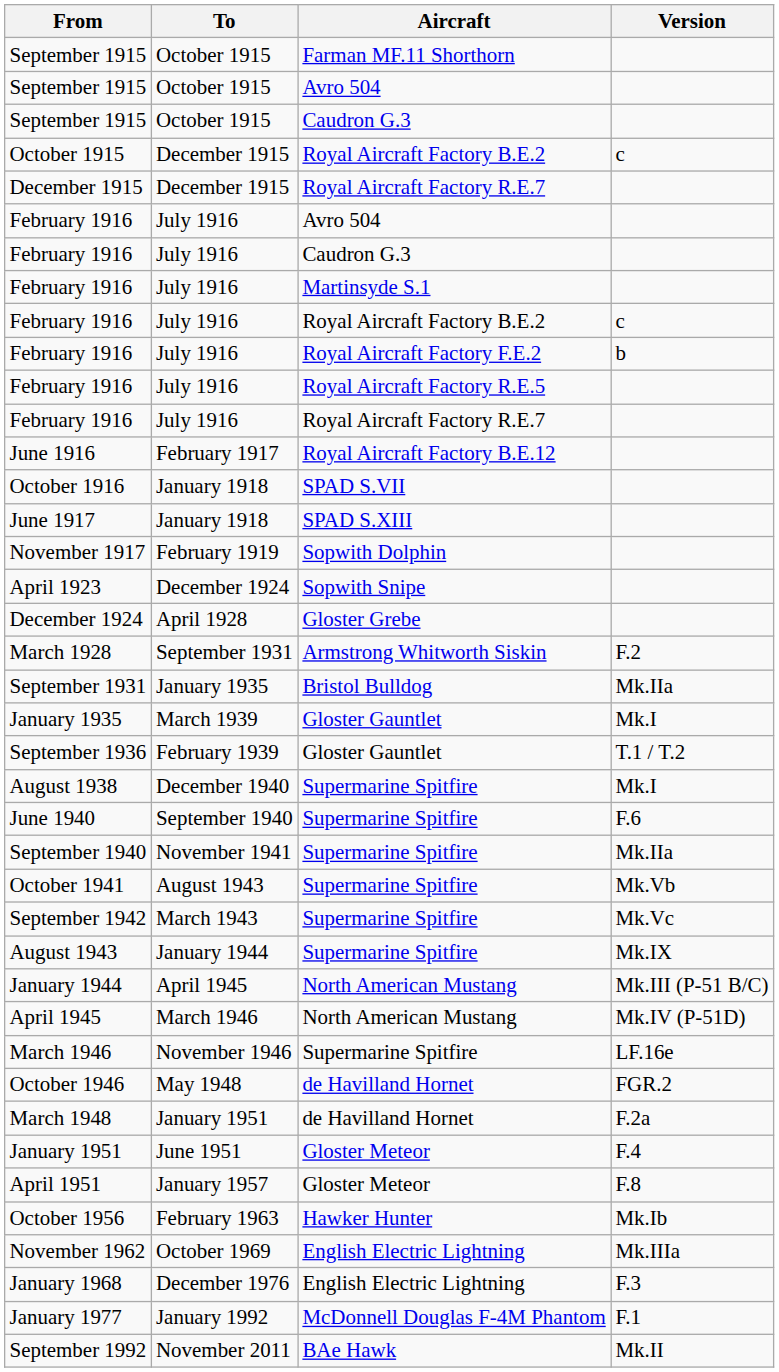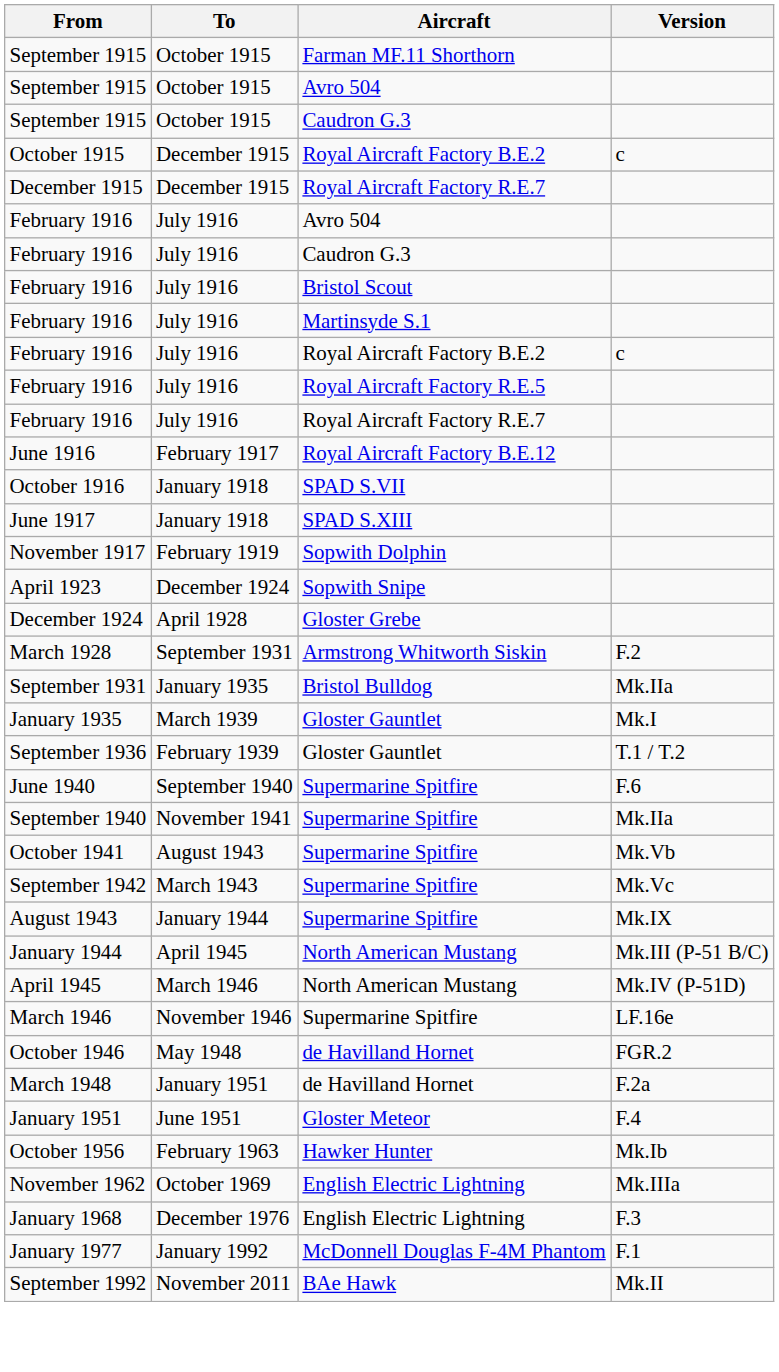+ row: (71, 287)
- row: (71, 353)
- row: (63, 785)
- row: (55, 1184)
